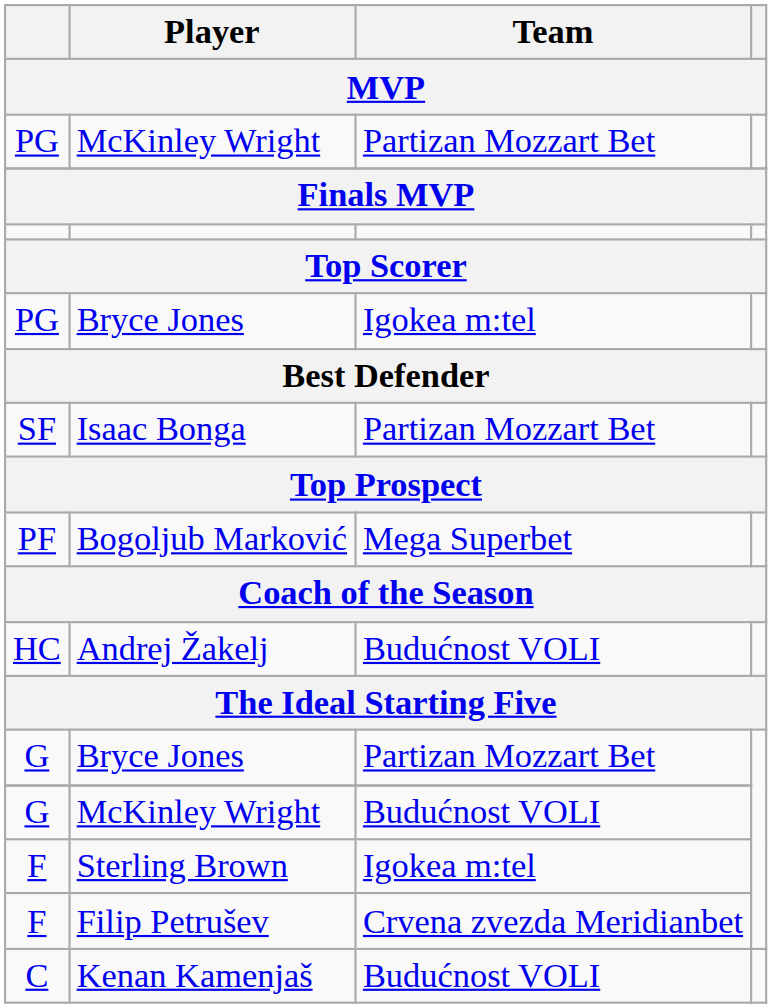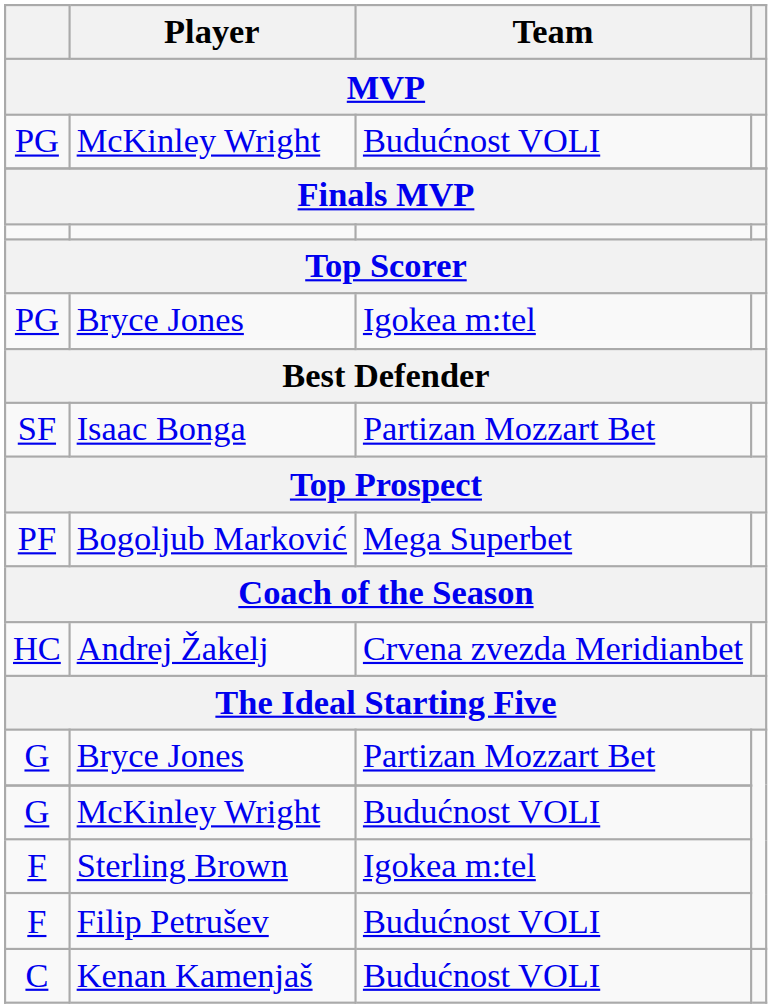(509, 140) Partizan Mozzart Bet -> (482, 140) Budućnost VOLI
(482, 647) Budućnost VOLI -> (553, 647) Crvena zvezda Meridianbet
(553, 920) Crvena zvezda Meridianbet -> (482, 920) Budućnost VOLI
